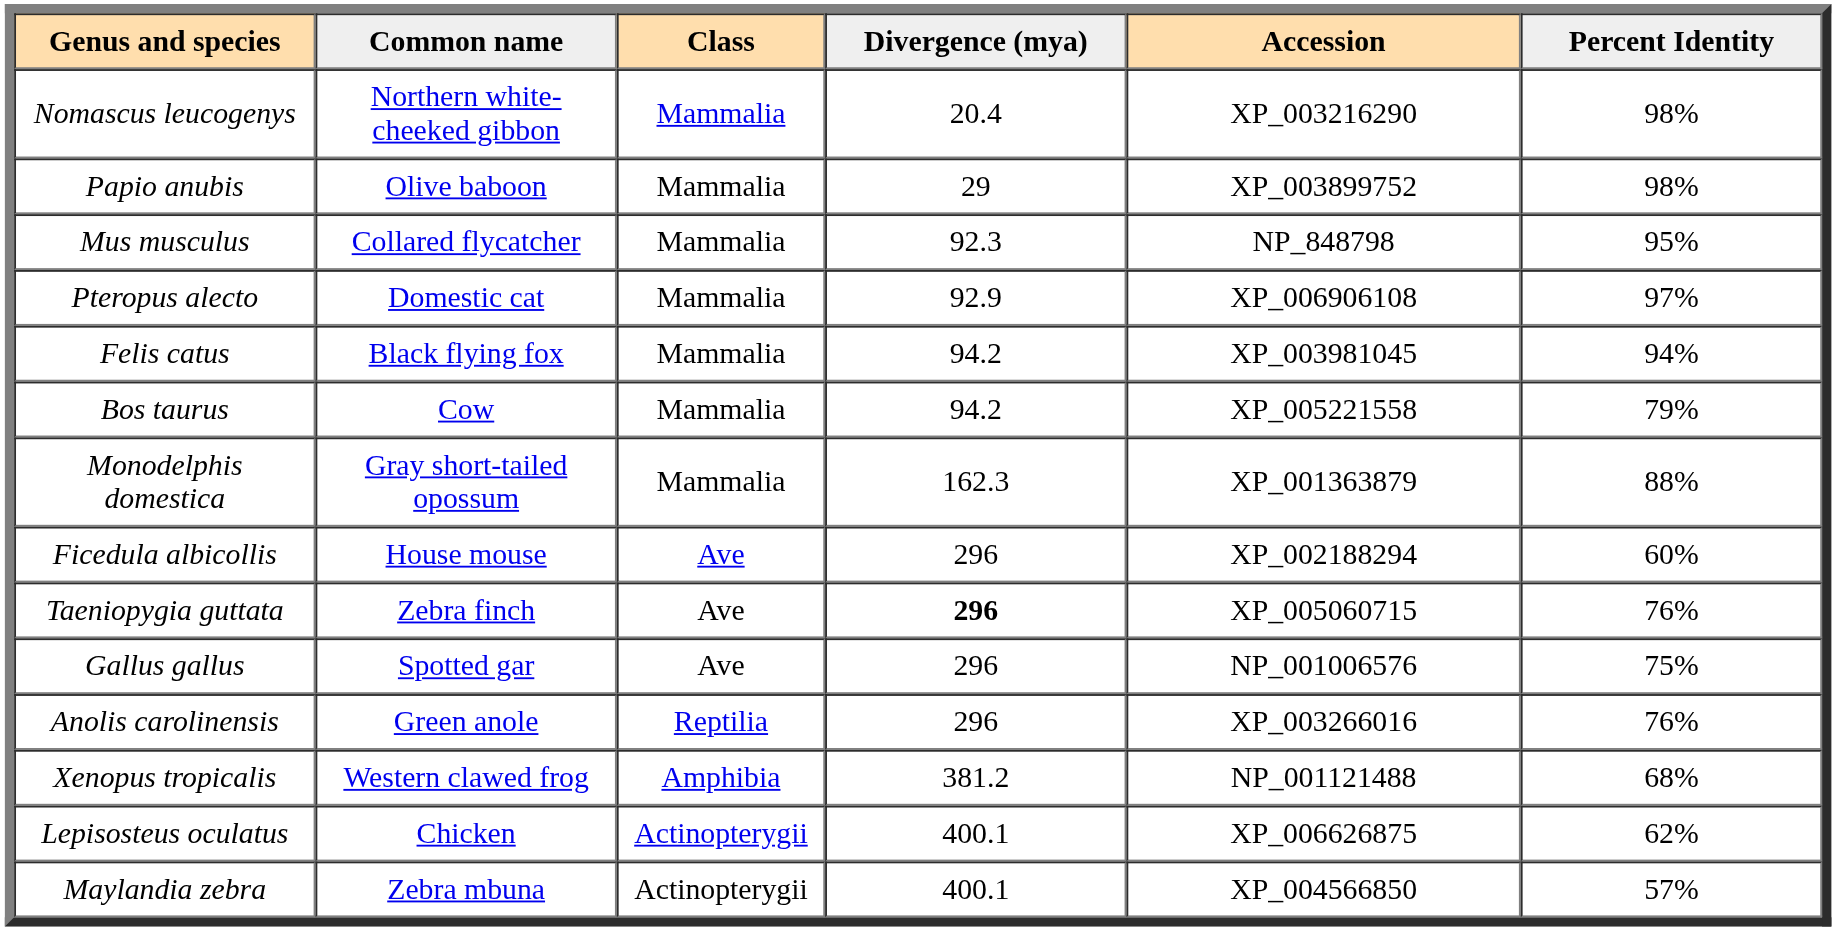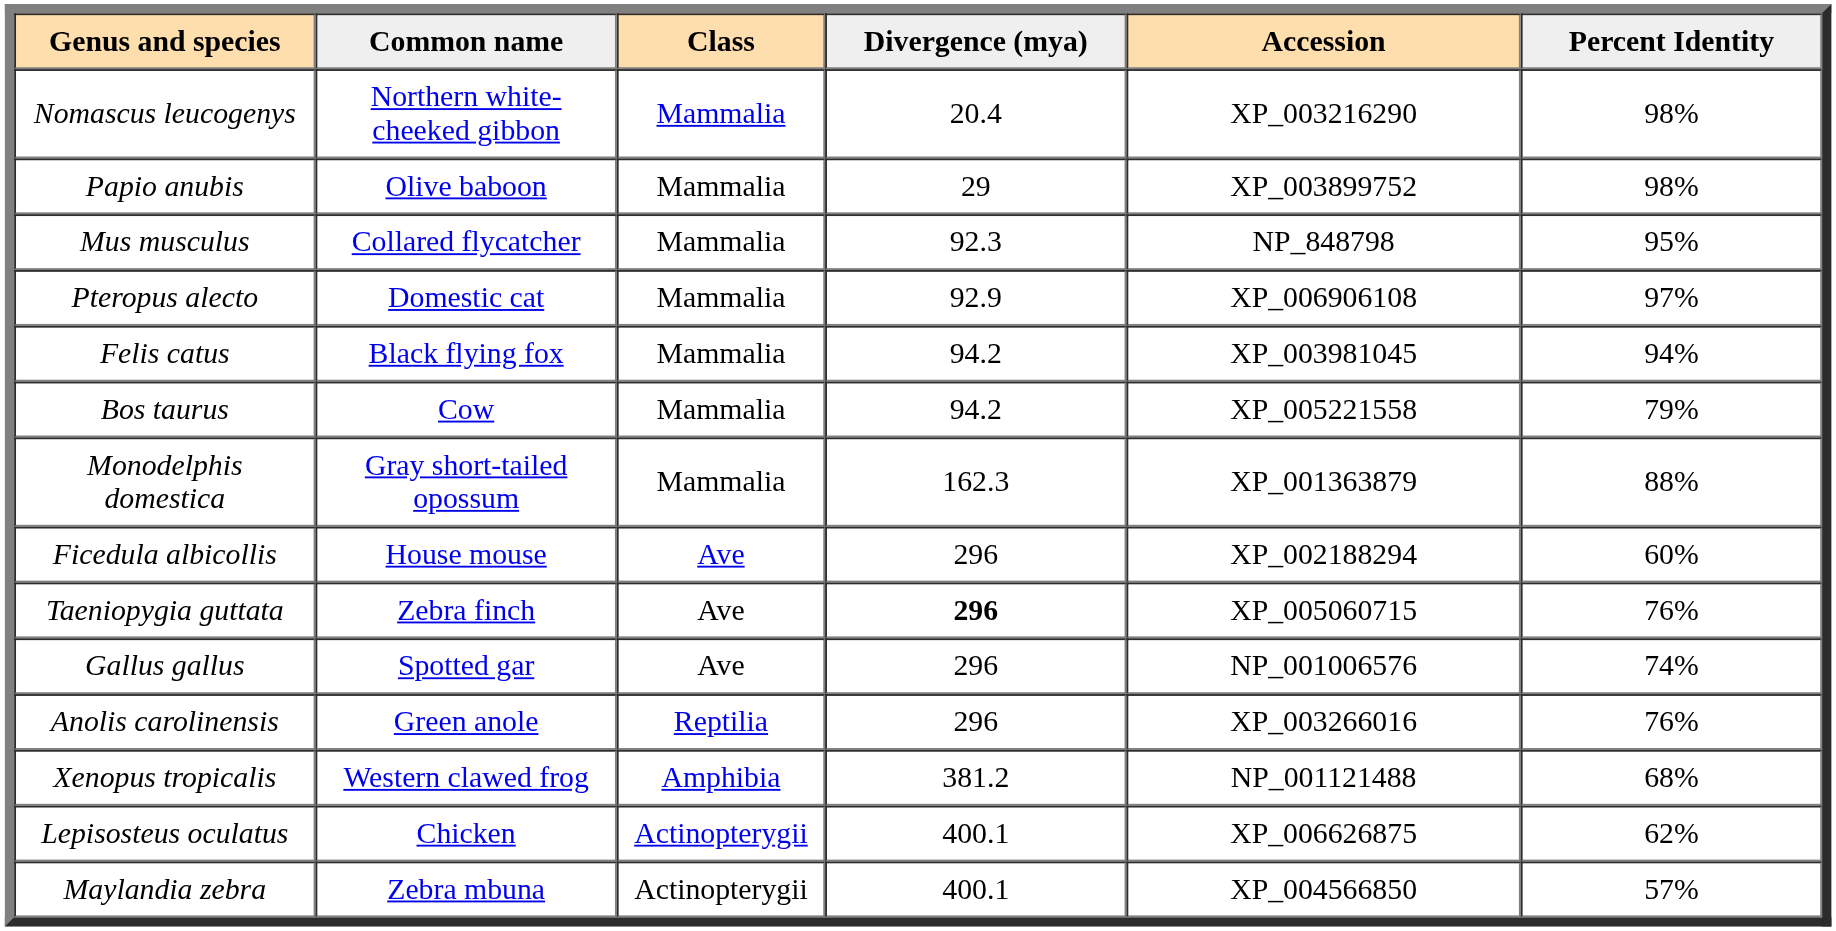(1671, 665) 75% -> (1671, 665) 74%
